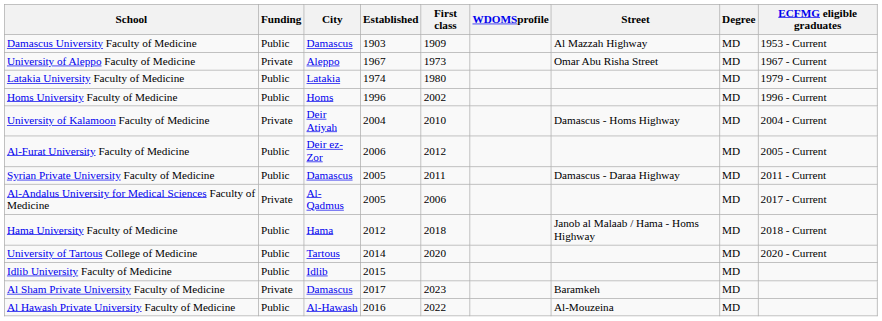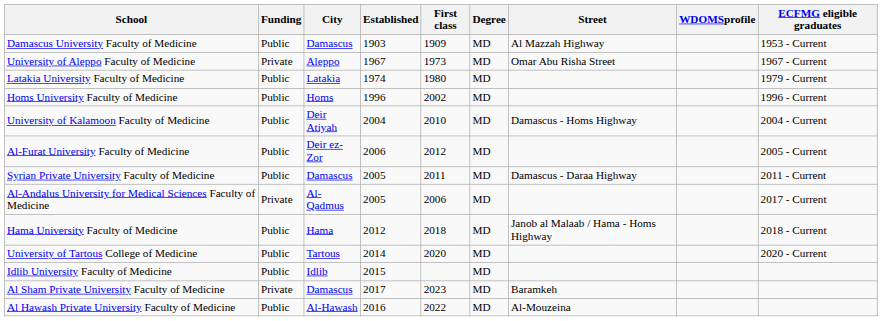columns swapped: (739, 19) <-> (511, 19)
(277, 121) Private -> (275, 121) Public
